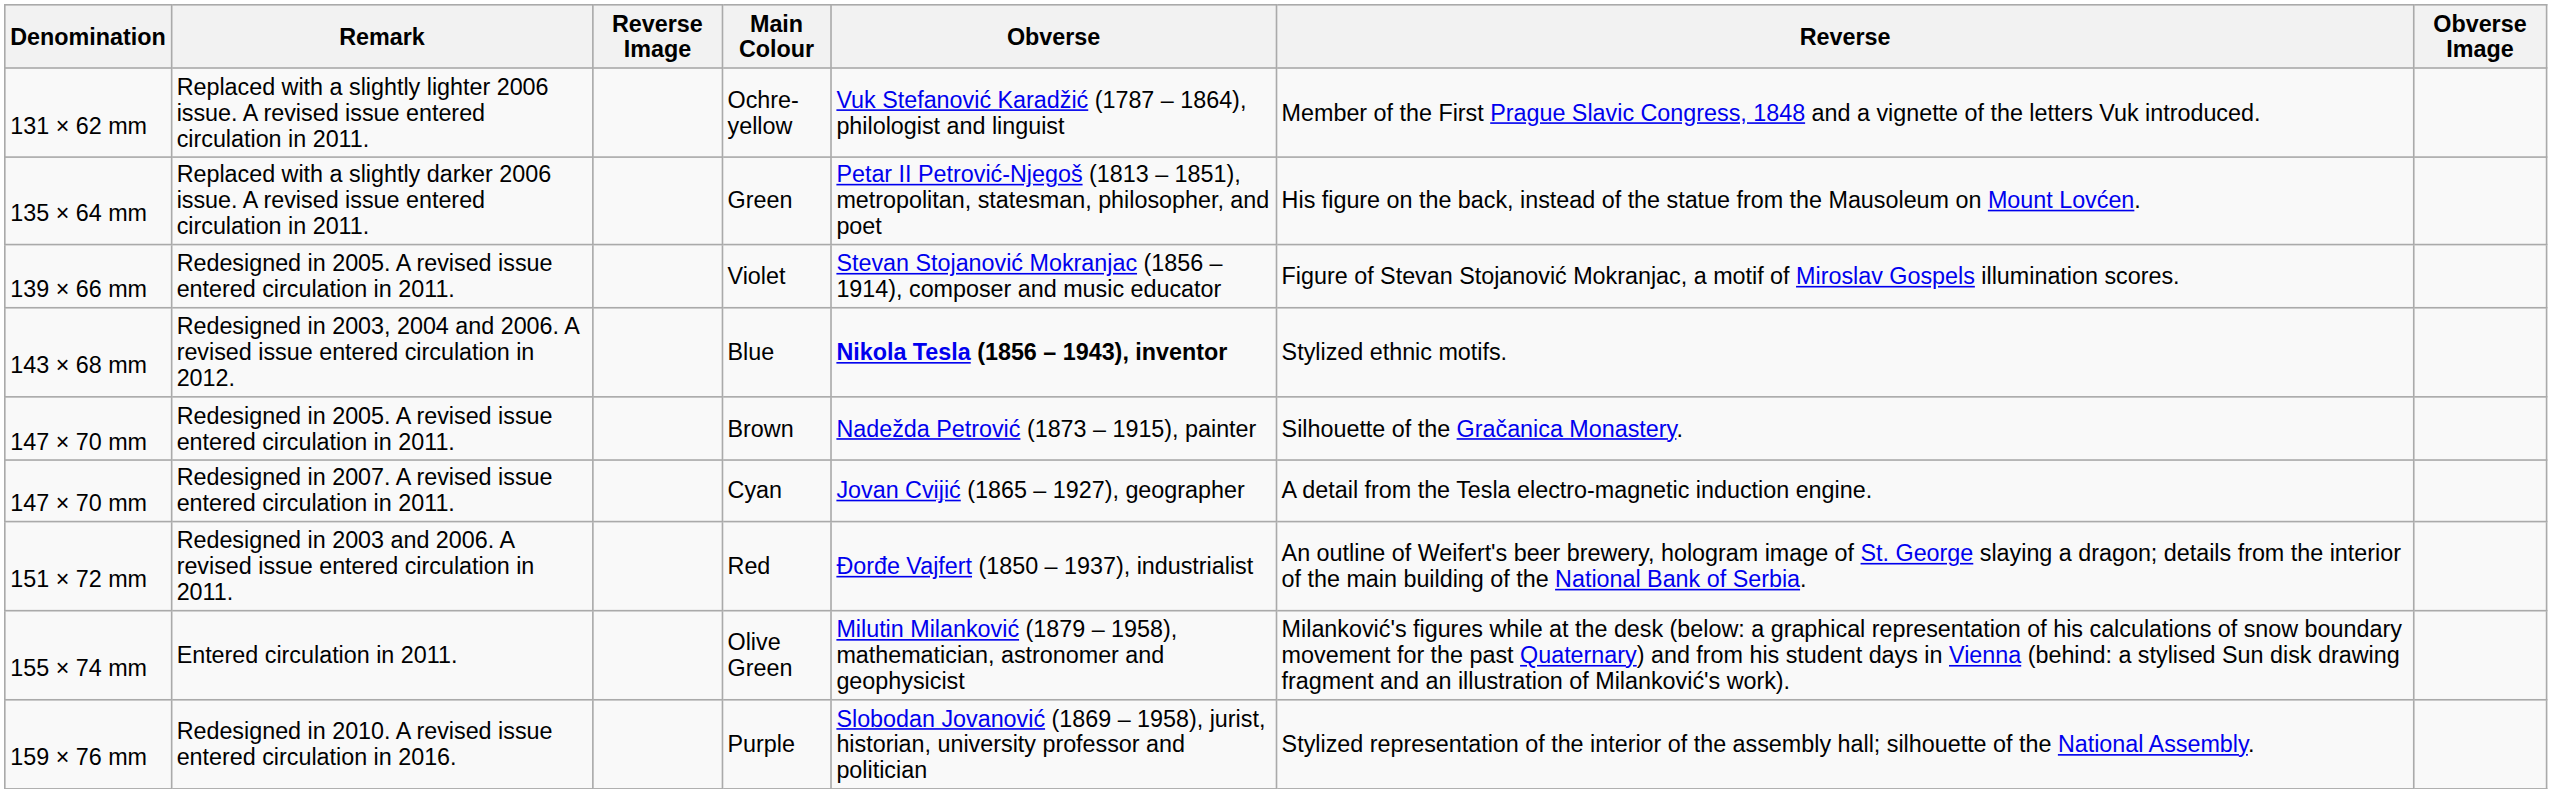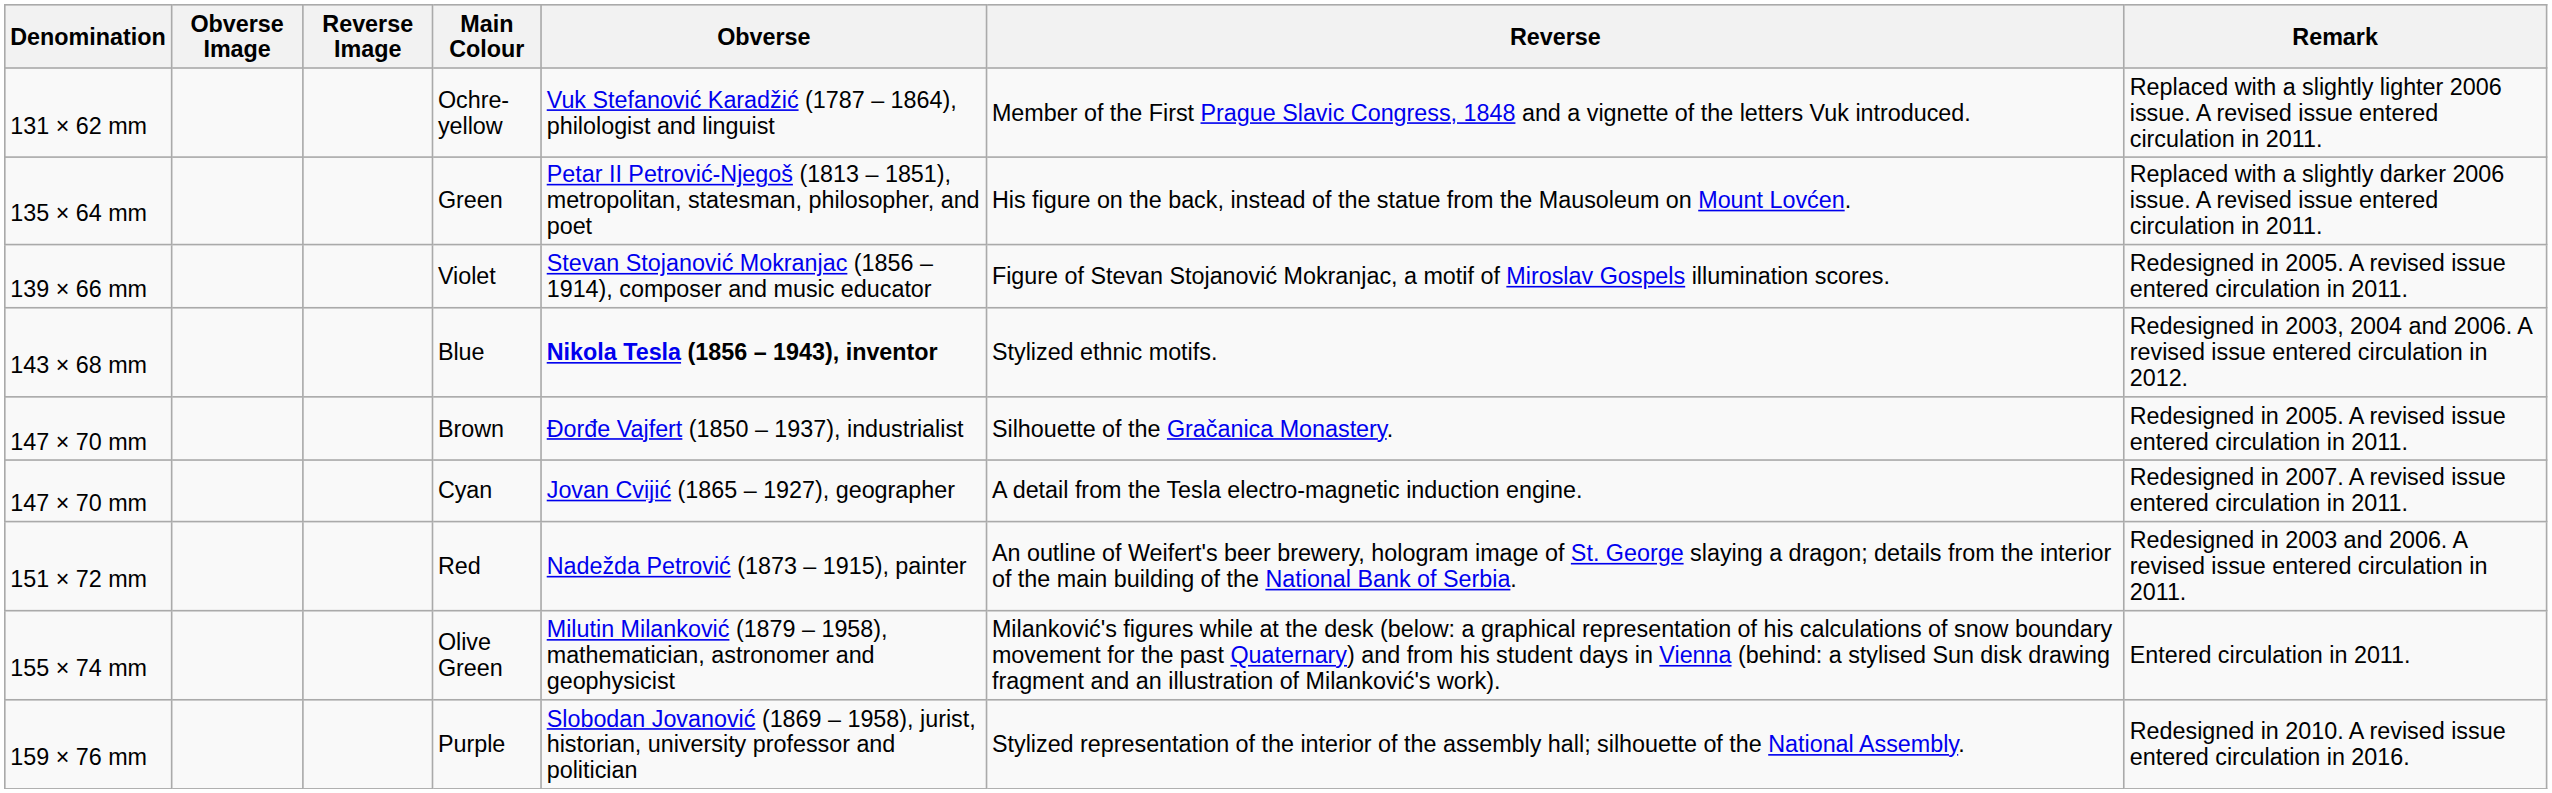columns swapped: (2480, 37) <-> (382, 37)
(1046, 428) Nadežda Petrović (1873 – 1915), painter -> (755, 428) Đorđe Vajfert (1850 – 1937), industrialist
(1045, 567) Đorđe Vajfert (1850 – 1937), industrialist -> (757, 567) Nadežda Petrović (1873 – 1915), painter
